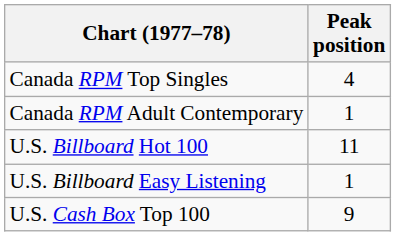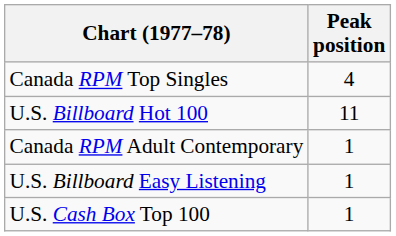rows swapped: (156, 112) <-> (109, 146)
(349, 214) 9 -> (349, 214) 1
